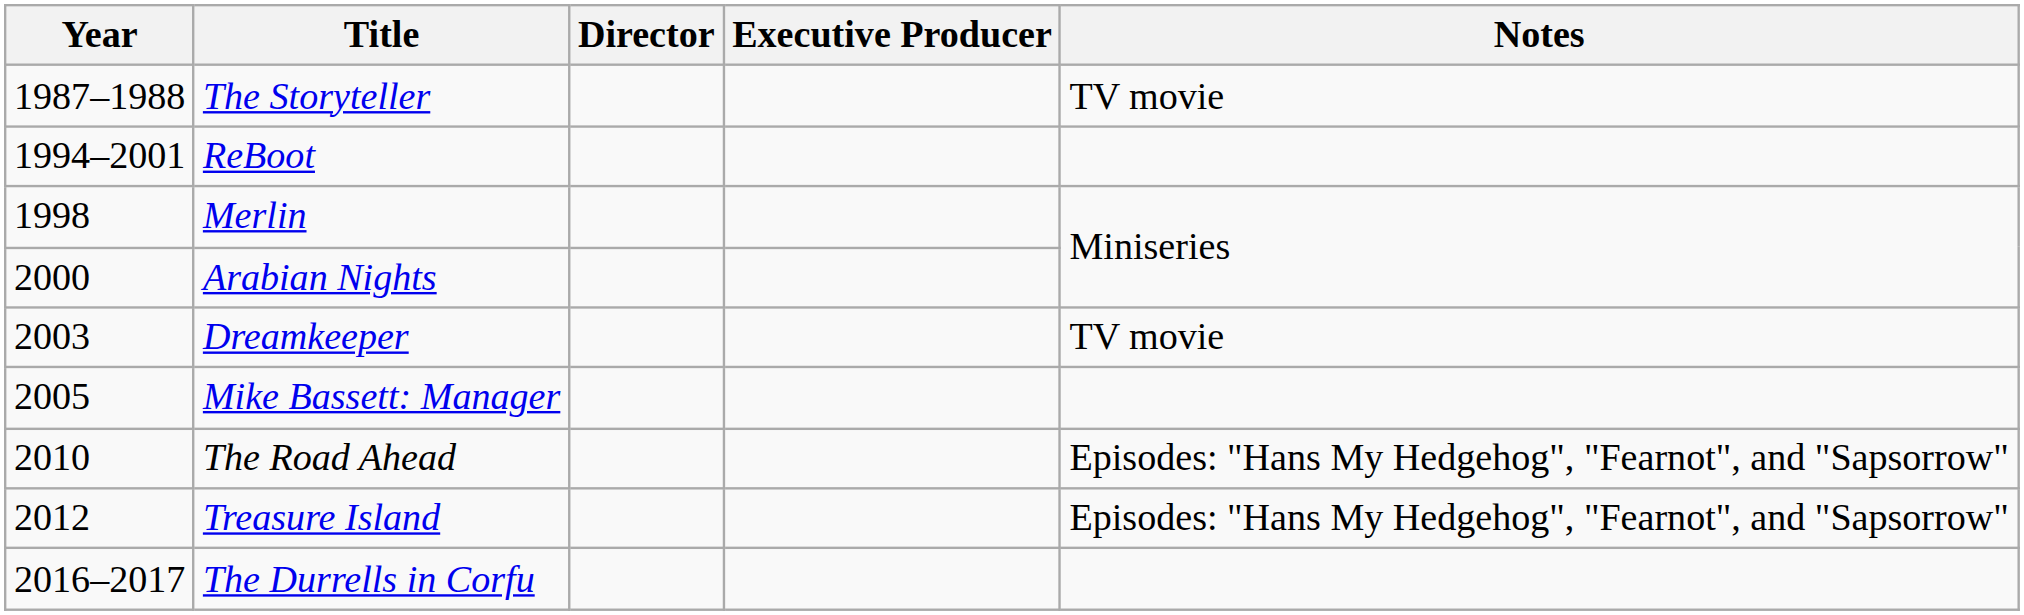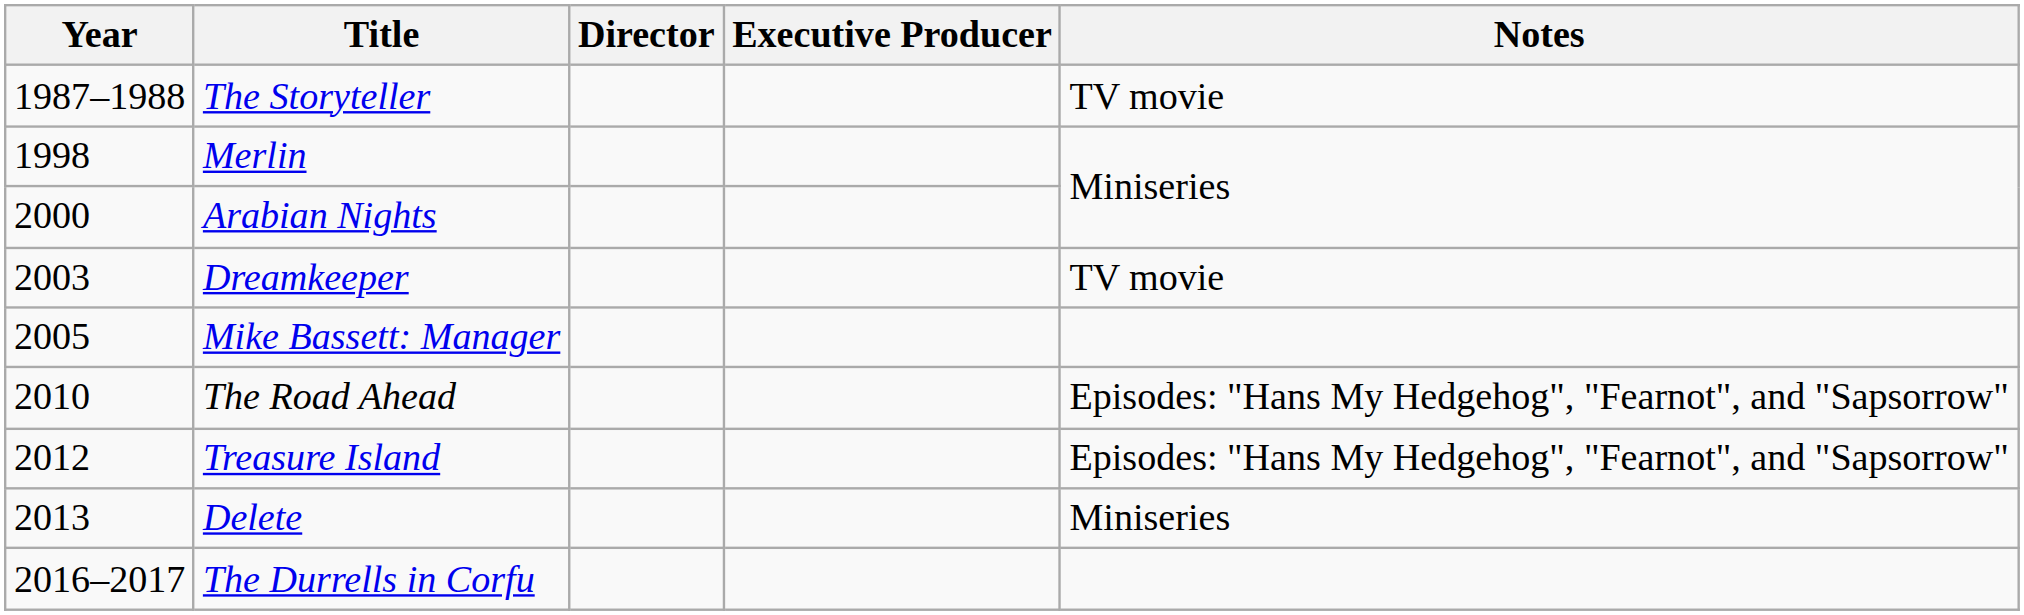- row: (259, 155)
+ row: (253, 517)
